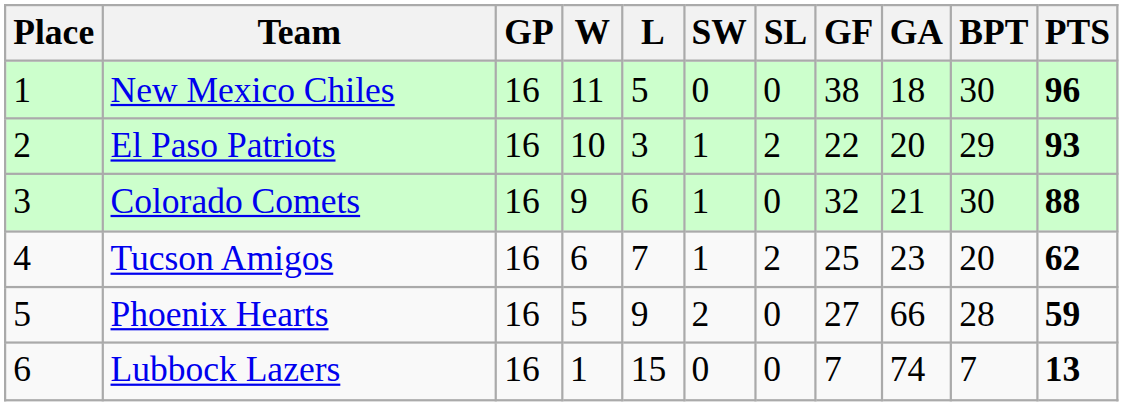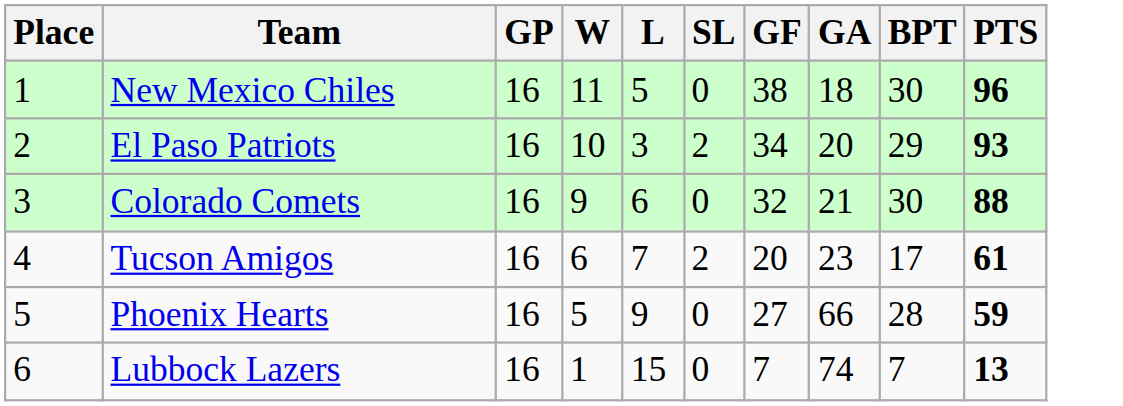- column: (719, 32)
(842, 145) 22 -> (770, 145) 34
(842, 257) 25 -> (770, 257) 20
(977, 257) 20 -> (905, 257) 17
(1063, 257) 62 -> (991, 257) 61
